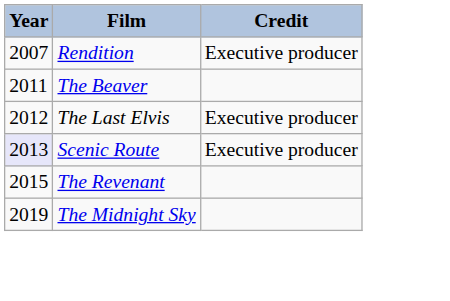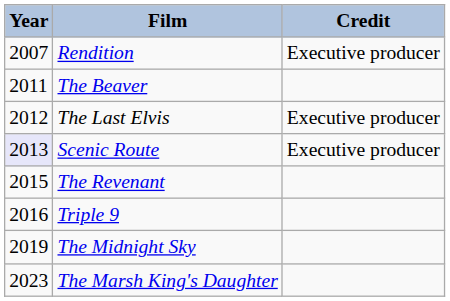+ row: (88, 214)
+ row: (168, 279)
